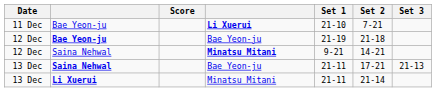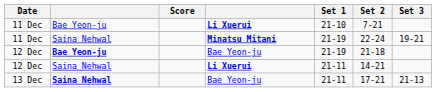+ row: (27, 38)
(242, 52) Minatsu Mitani -> (229, 66) Li Xuerui
(334, 52) 9-21 -> (334, 66) 21-11
- row: (27, 80)
